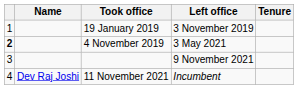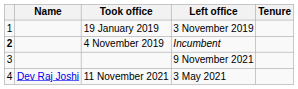(200, 44) 3 May 2021 -> (197, 44) Incumbent
(197, 76) Incumbent -> (200, 76) 3 May 2021
